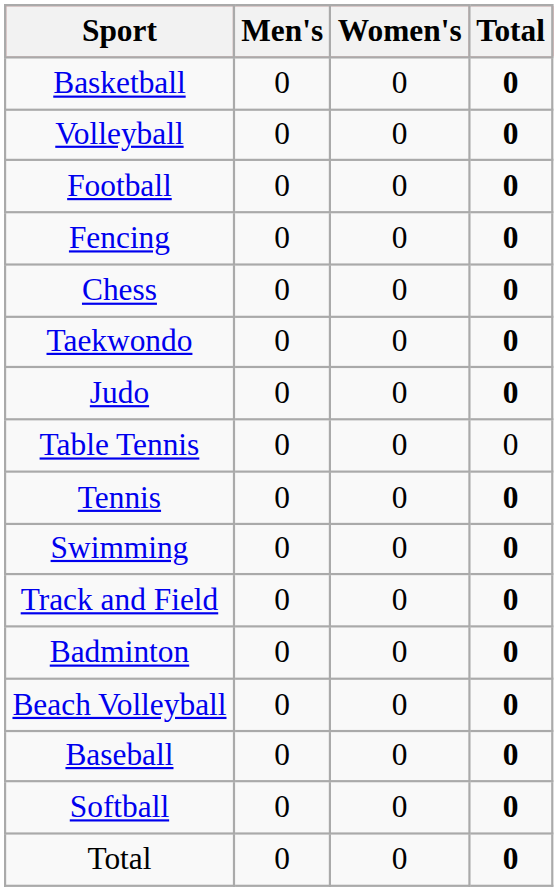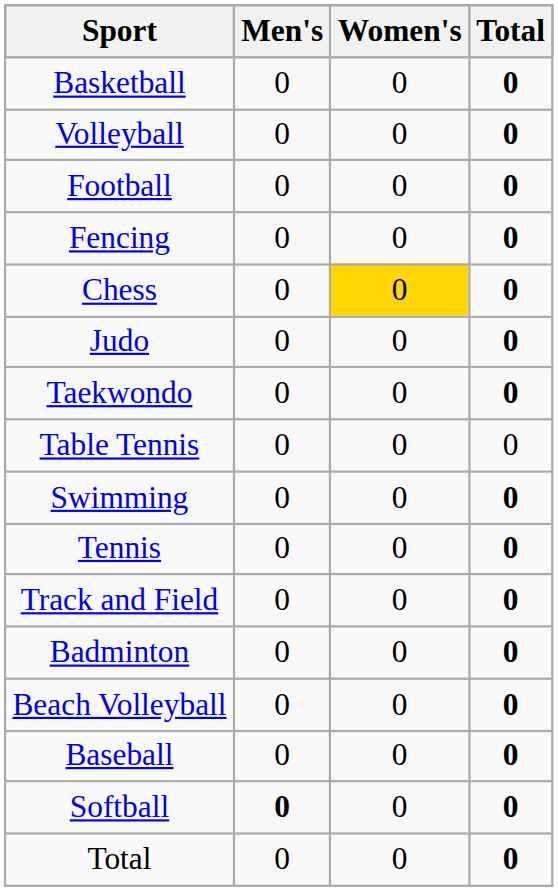(400, 289) no background -> (400, 289) gold background
rows swapped: (119, 393) <-> (119, 341)
rows swapped: (119, 496) <-> (119, 548)
(282, 807) normal -> (282, 807) bold
